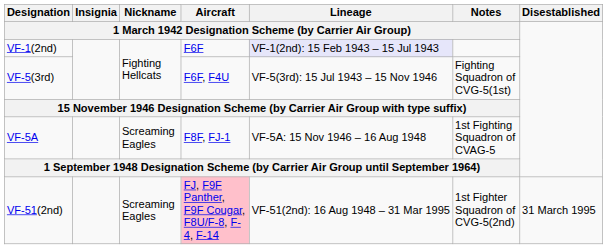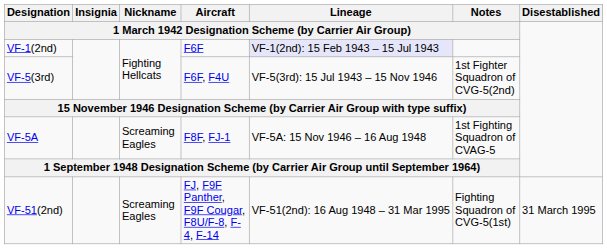(485, 78) Fighting Squadron of CVG-5(1st) -> (485, 78) 1st Fighter Squadron of CVG-5(2nd)
(214, 210) pink background -> (214, 210) no background
(485, 210) 1st Fighter Squadron of CVG-5(2nd) -> (485, 210) Fighting Squadron of CVG-5(1st)
